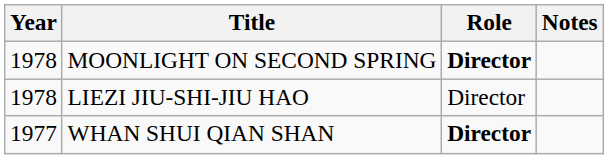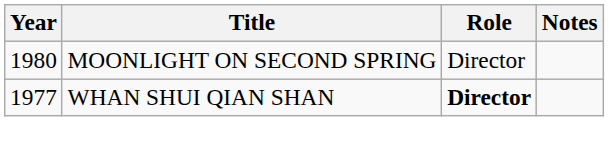(33, 60) 1978 -> (33, 60) 1980
(489, 60) bold -> (486, 60) normal
- row: (188, 97)
